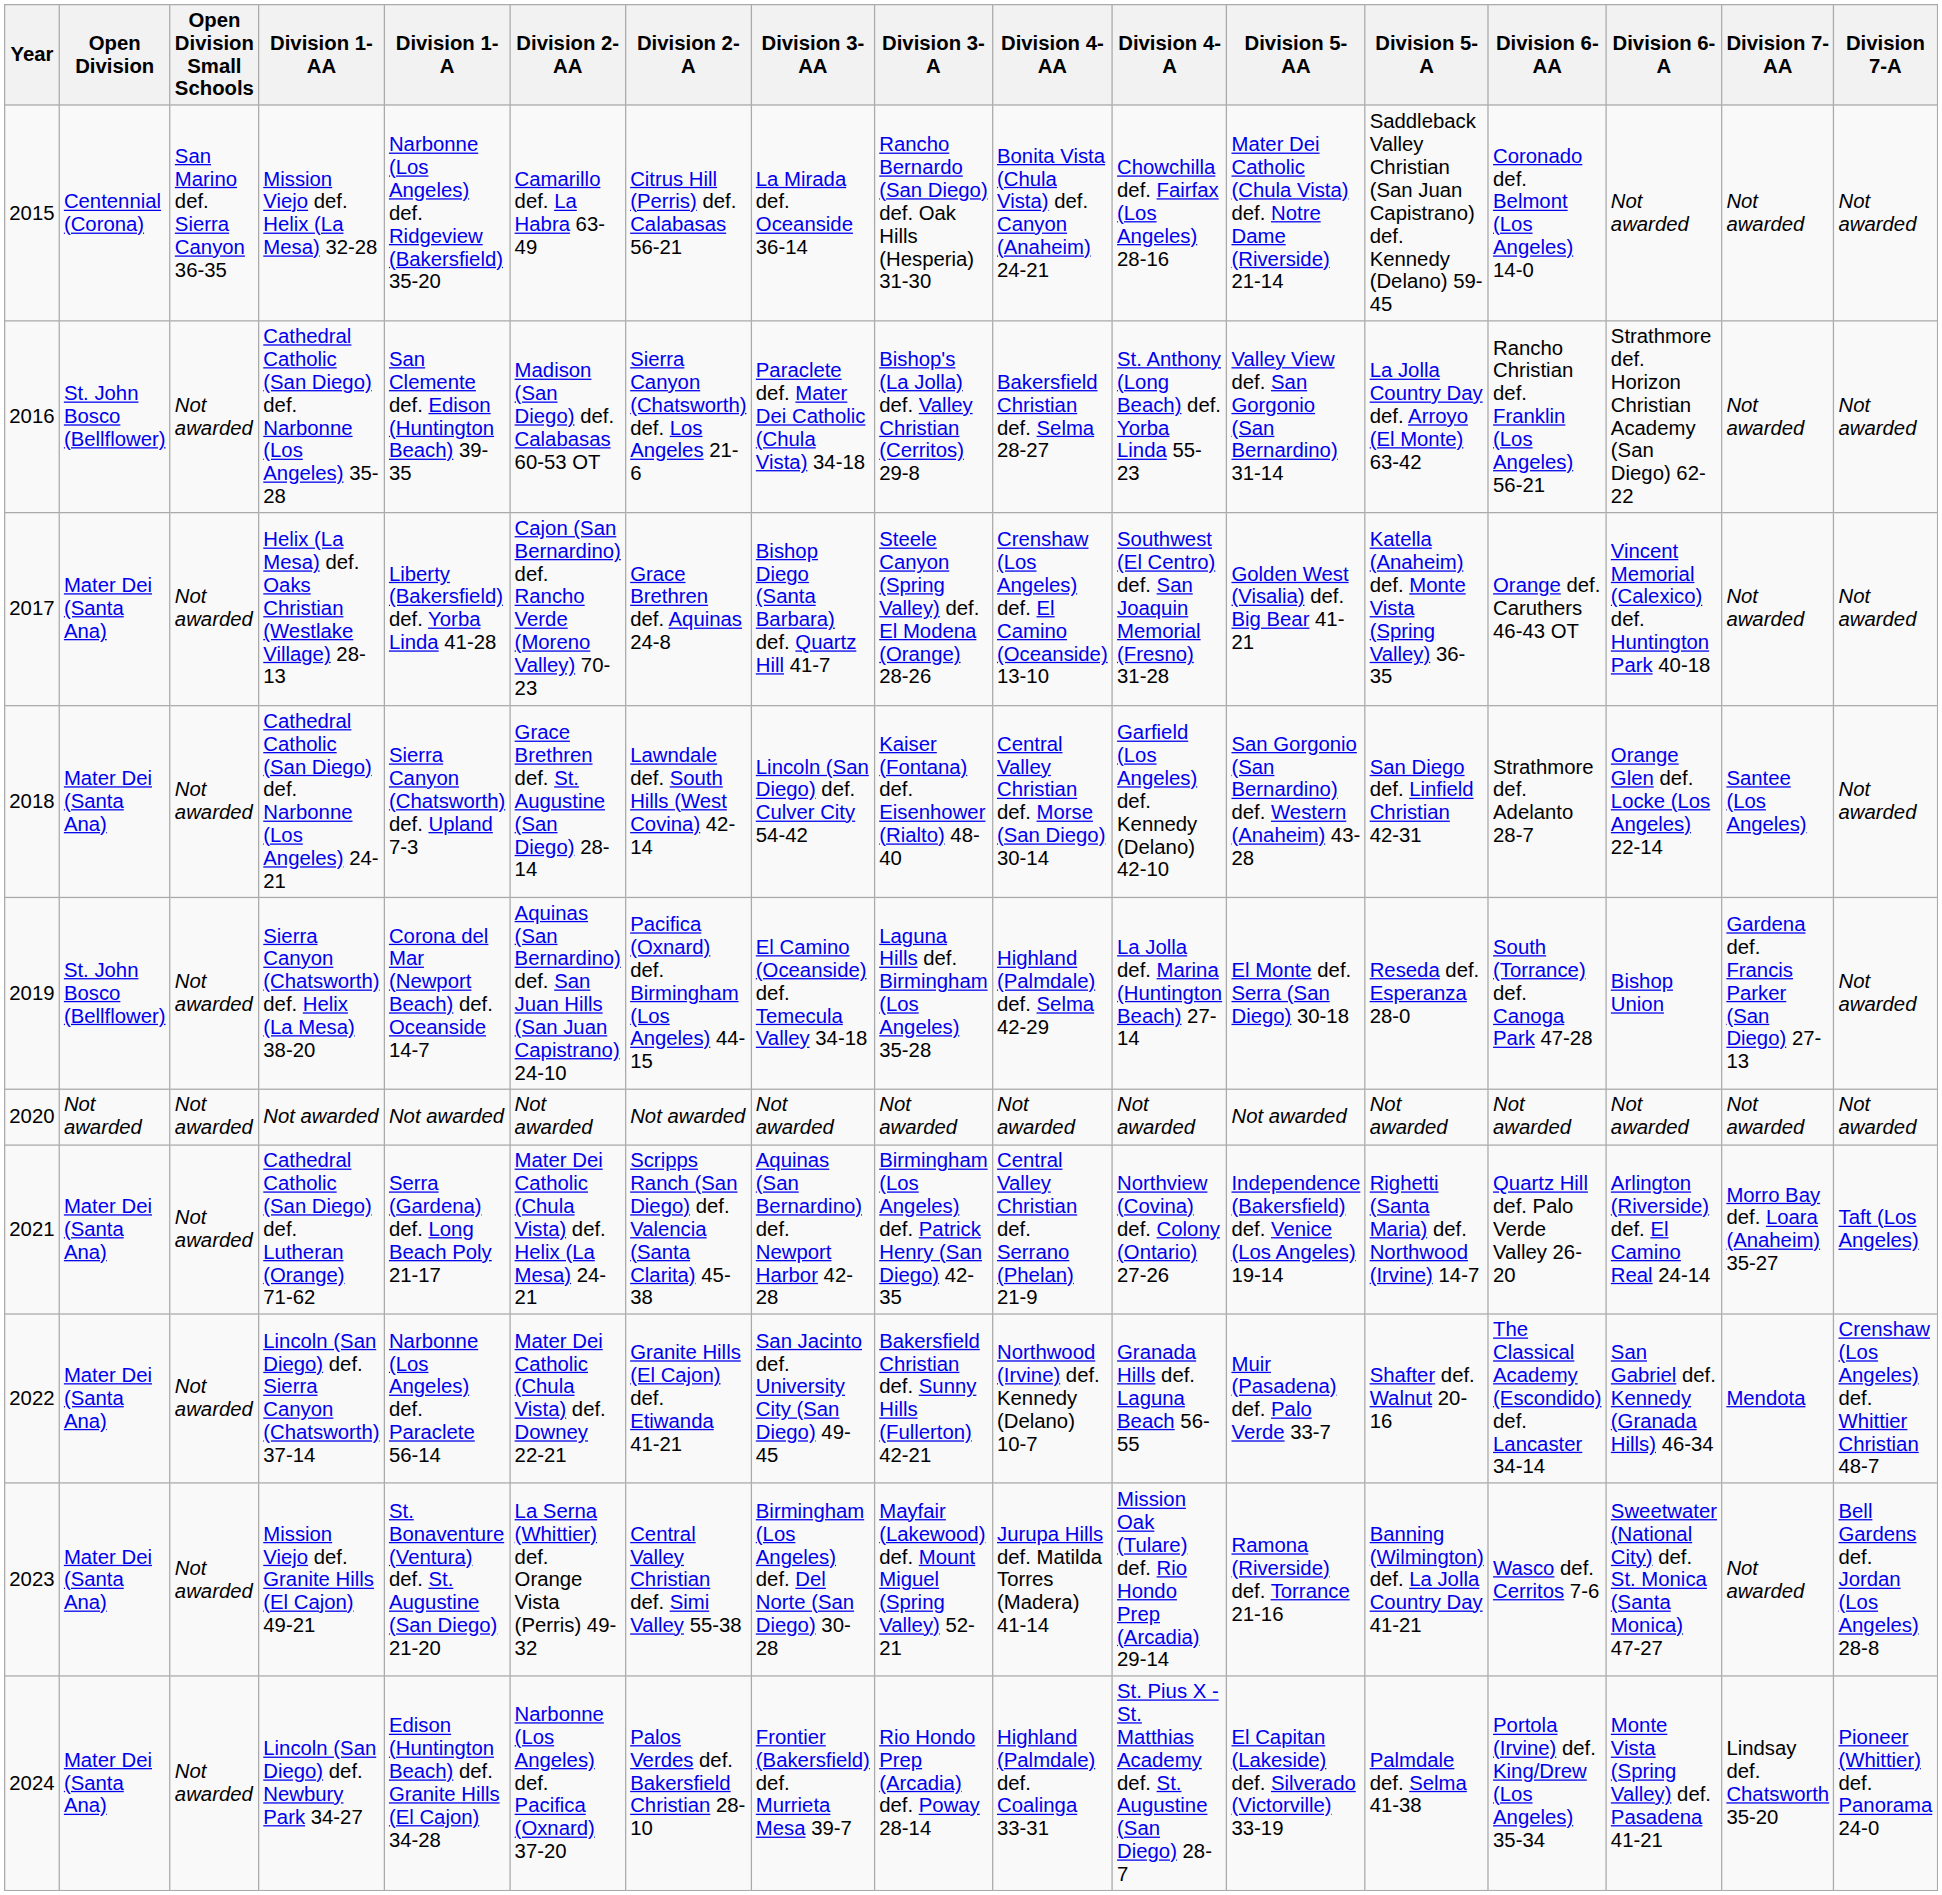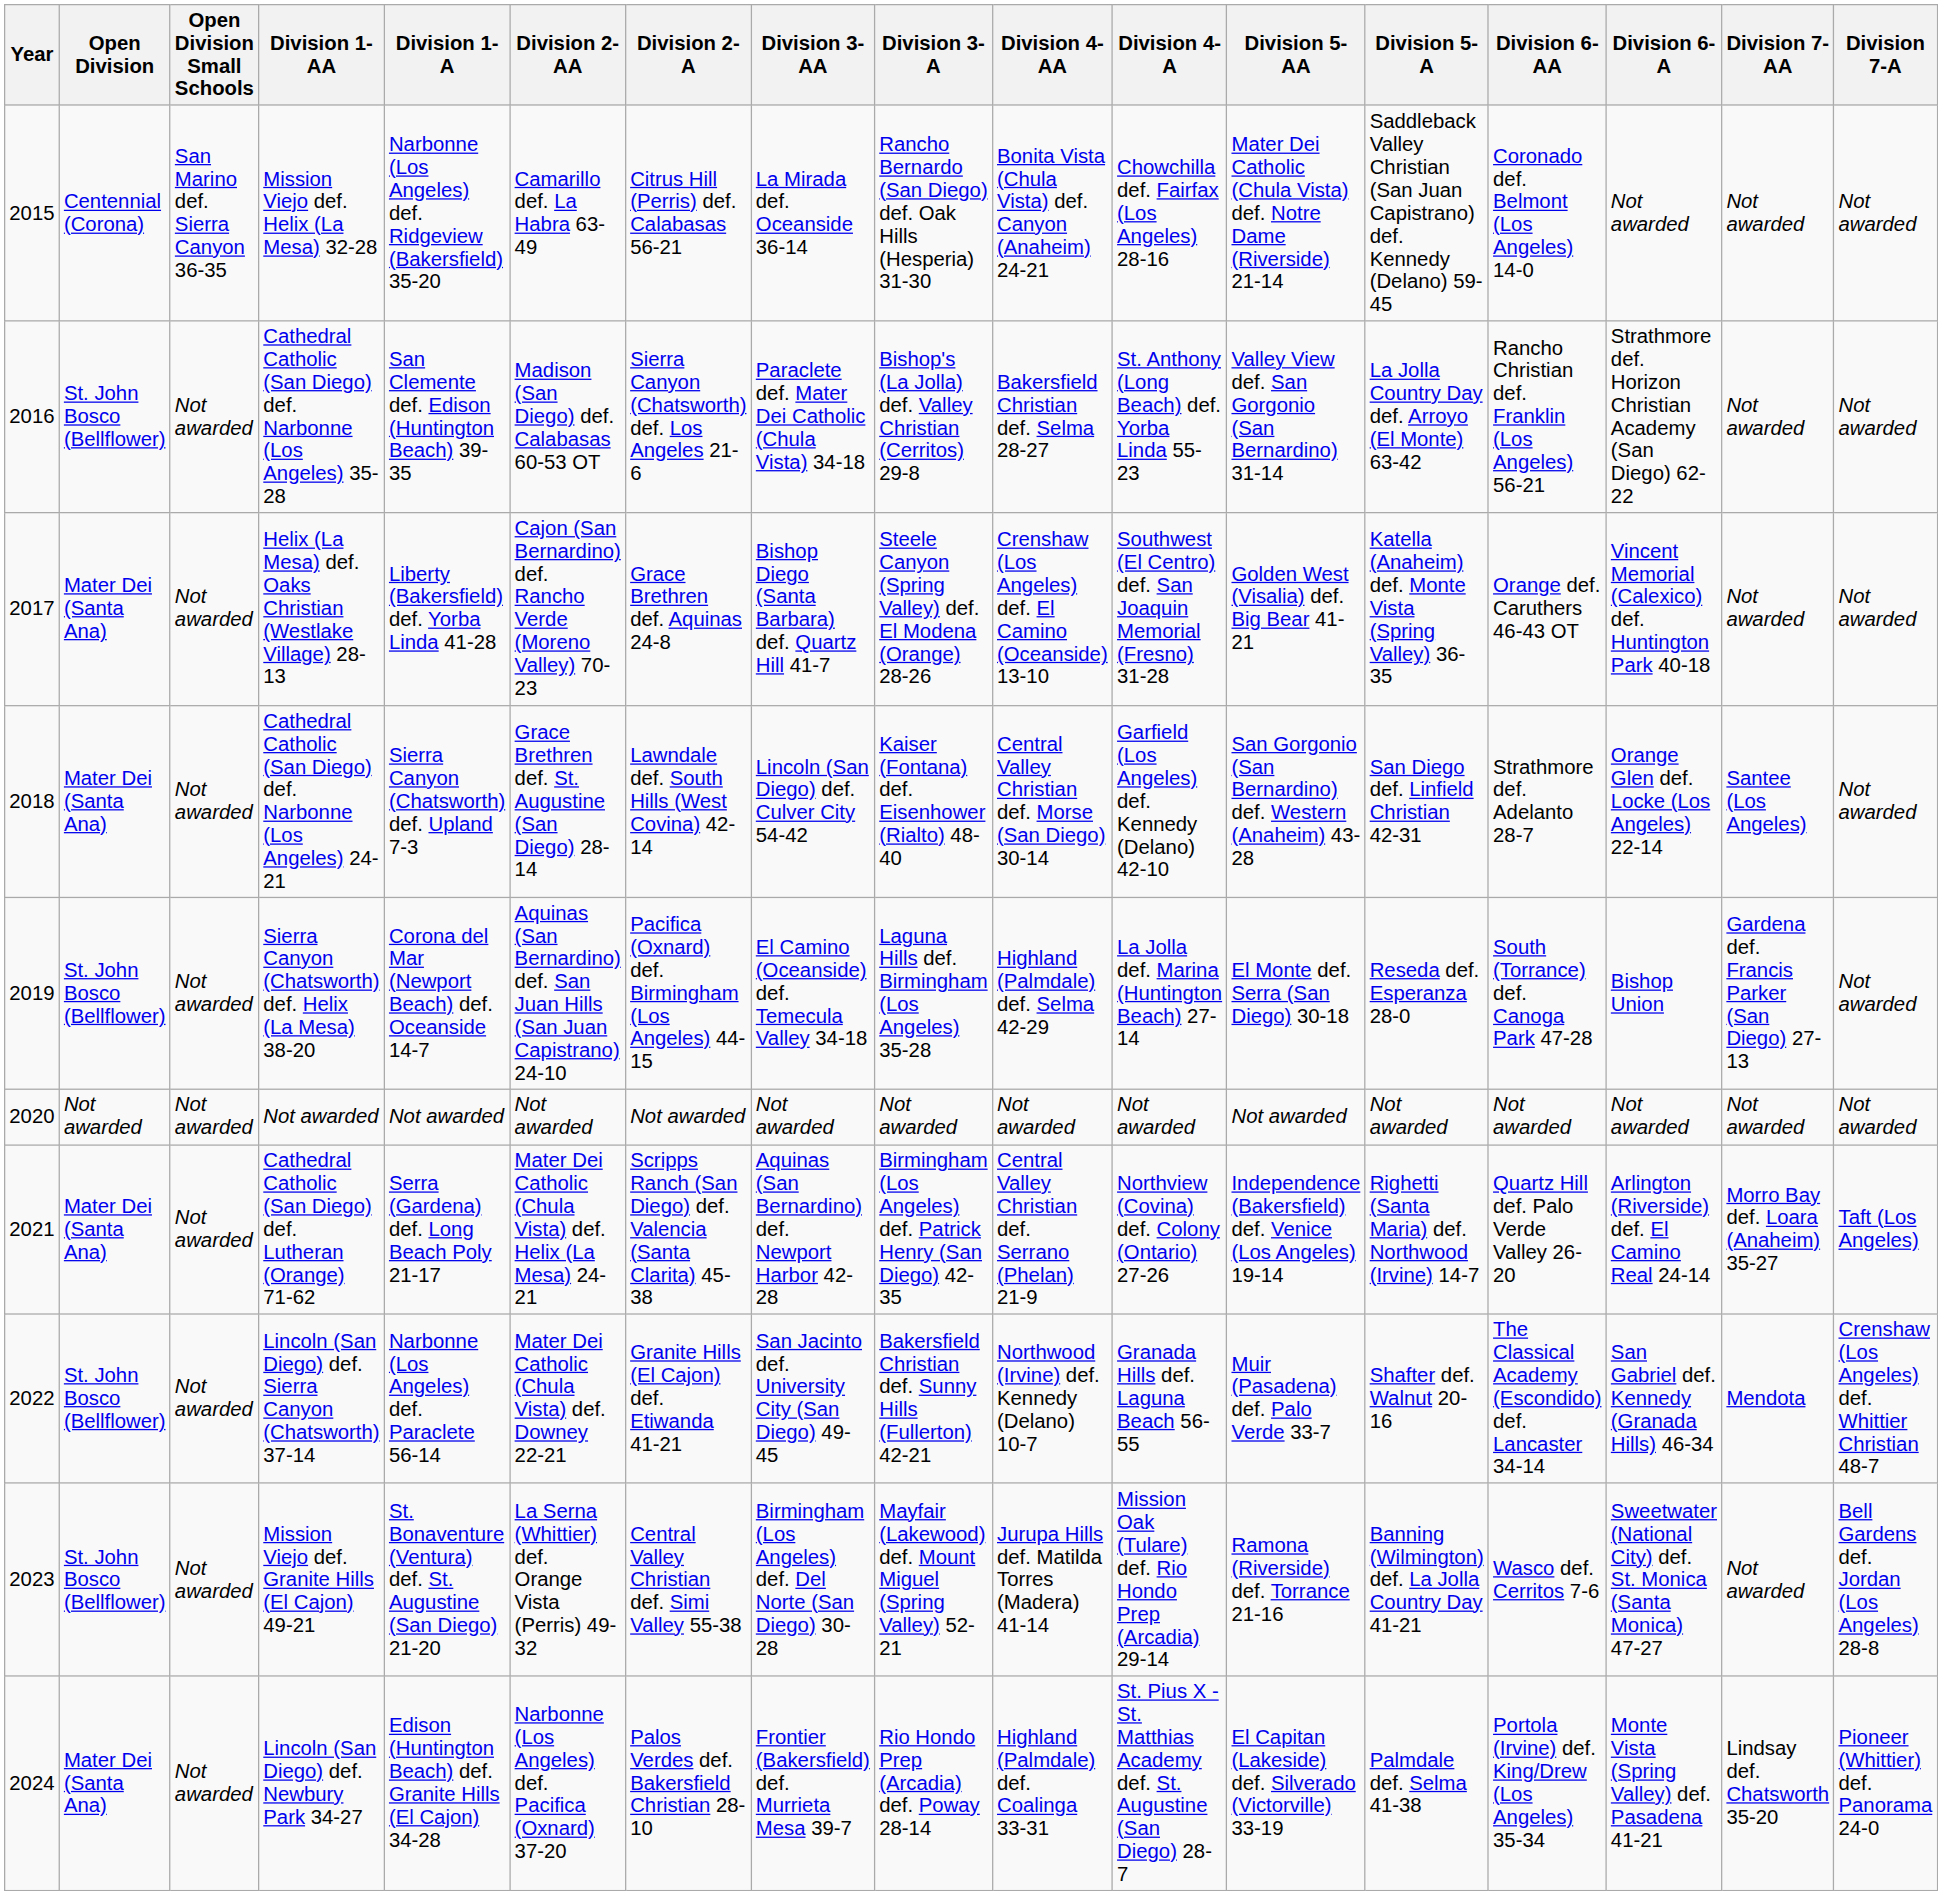(108, 1398) Mater Dei (Santa Ana) -> (115, 1398) St. John Bosco (Bellflower)
(108, 1579) Mater Dei (Santa Ana) -> (115, 1579) St. John Bosco (Bellflower)
